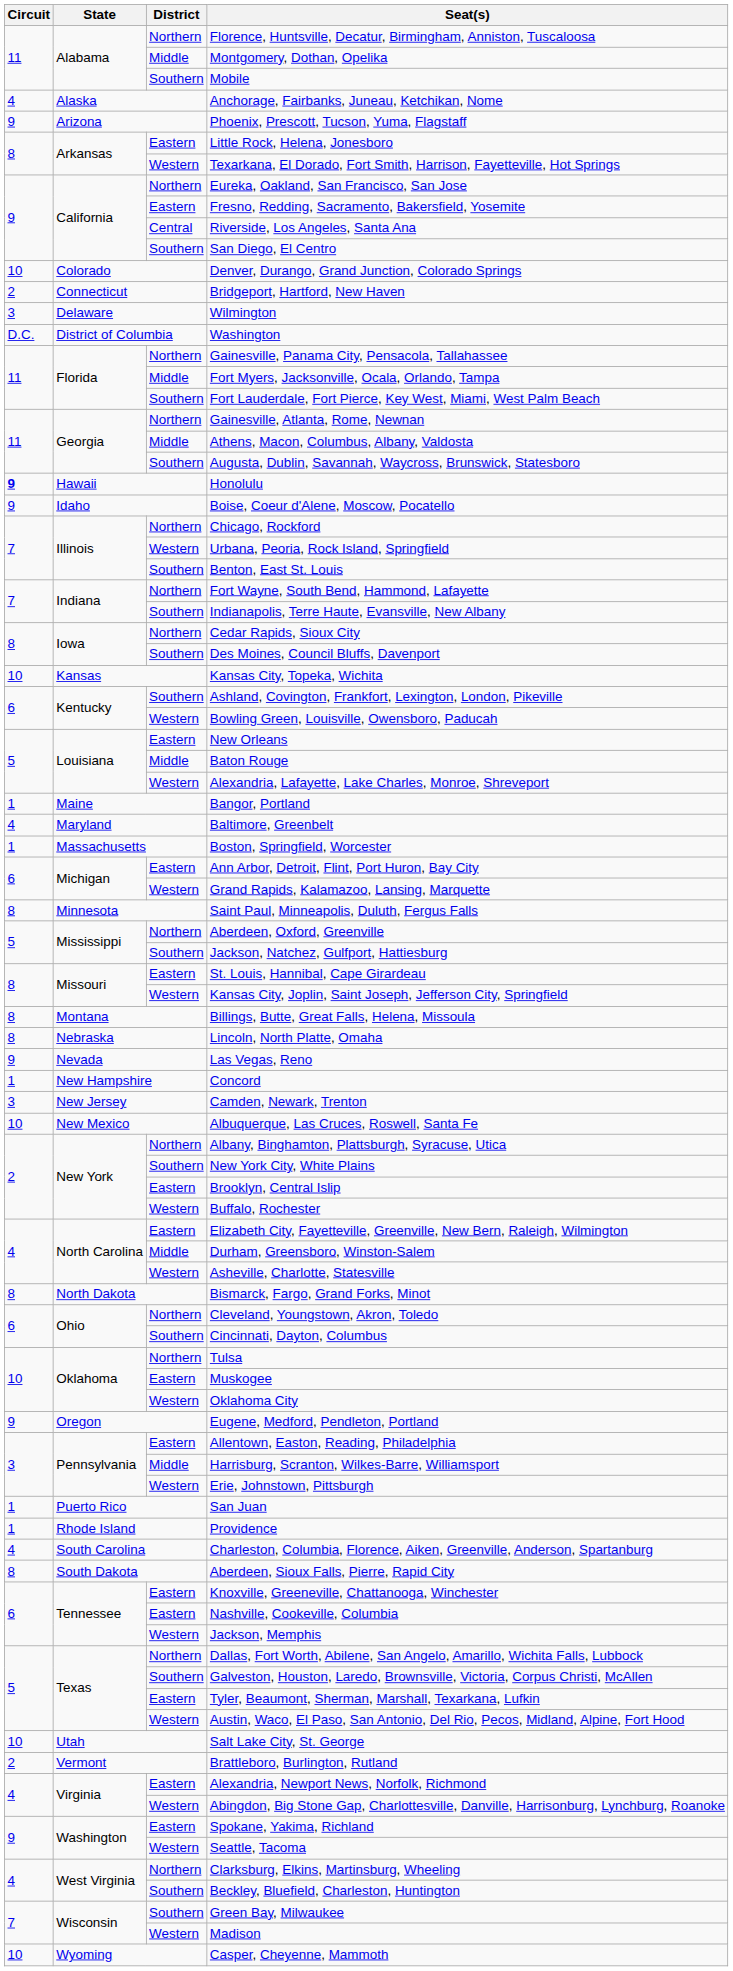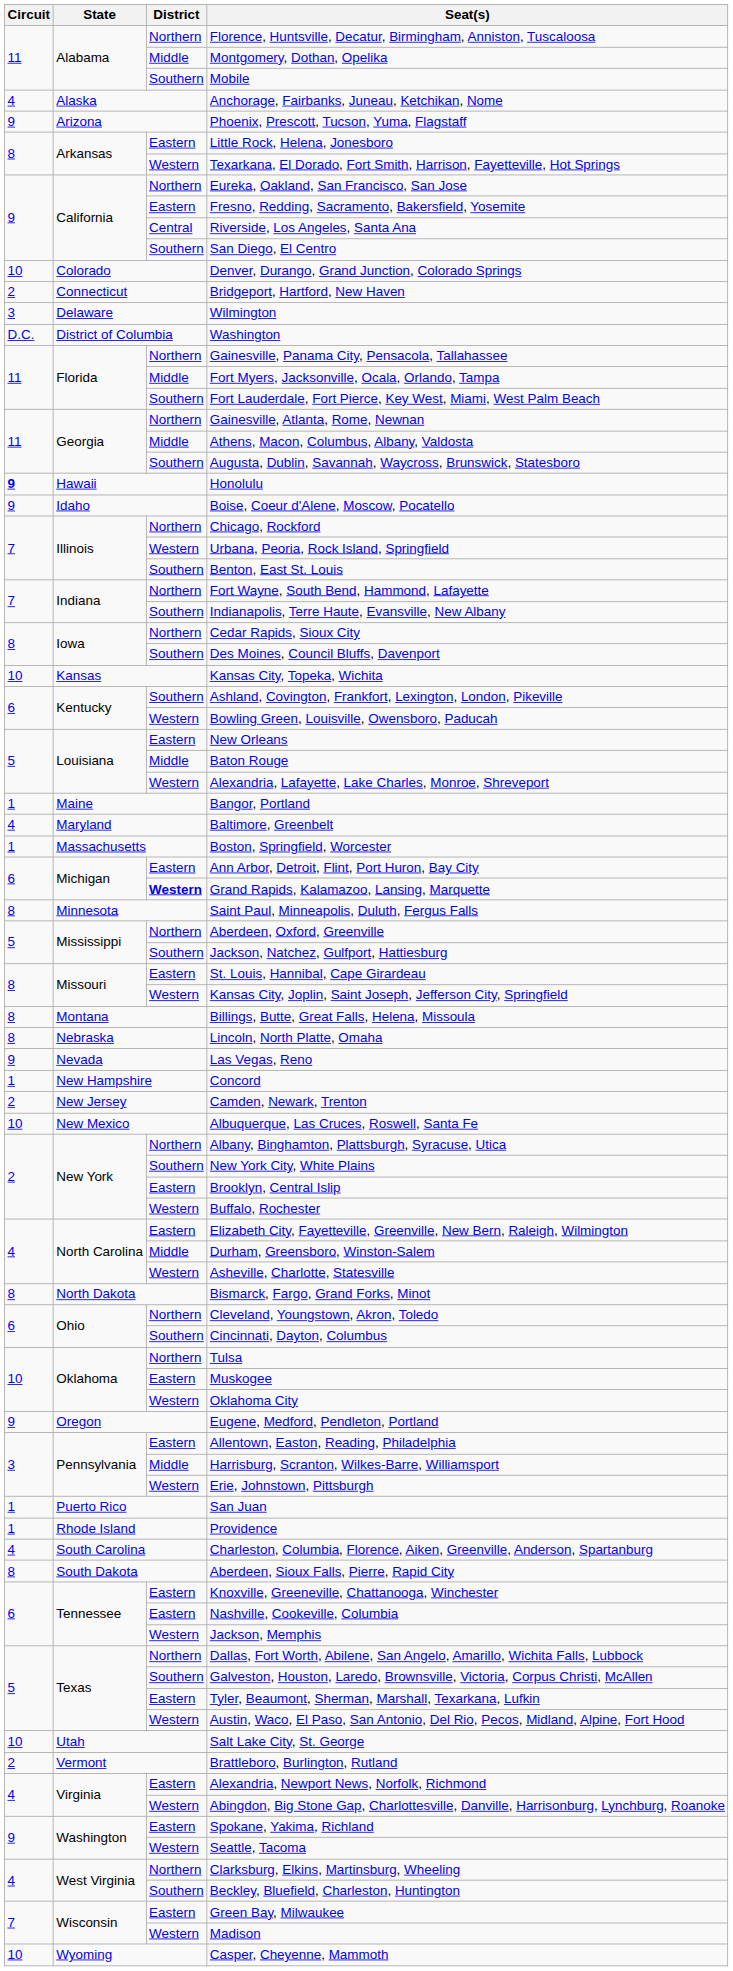(174, 889) normal -> (176, 889) bold
(11, 1102) 3 -> (11, 1102) 2
(176, 1912) Southern -> (172, 1912) Eastern
